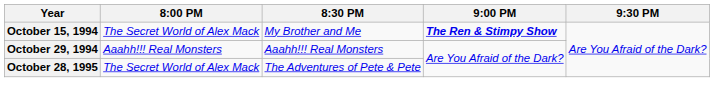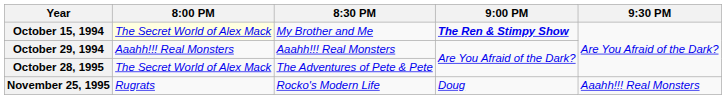(181, 31) no background -> (193, 31) lightyellow background
+ row: (58, 85)
